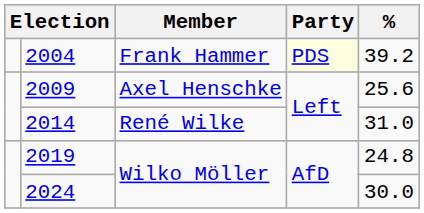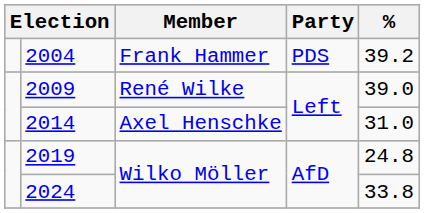(310, 56) lightyellow background -> (310, 56) no background
(201, 90) Axel Henschke -> (182, 90) René Wilke
(389, 90) 25.6 -> (389, 90) 39.0
(182, 123) René Wilke -> (201, 123) Axel Henschke
(389, 191) 30.0 -> (389, 191) 33.8
